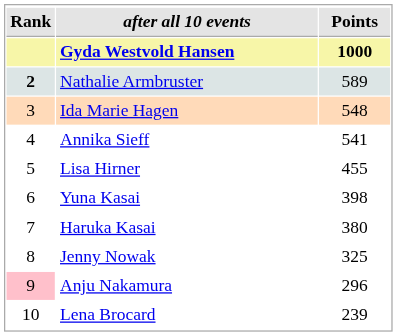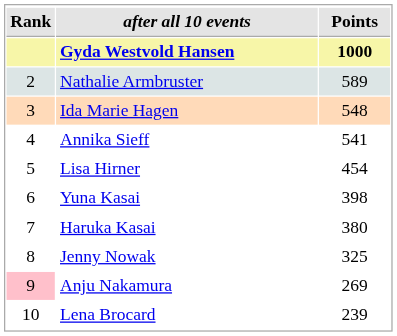(31, 81) bold -> (31, 81) normal
(355, 168) 455 -> (355, 168) 454
(355, 285) 296 -> (355, 285) 269
